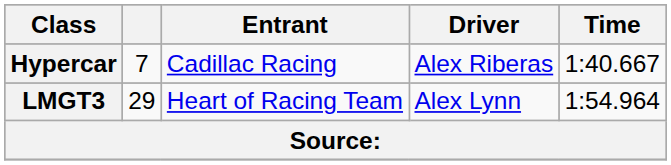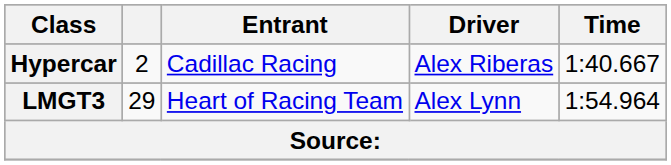(142, 63) 7 -> (142, 63) 2
